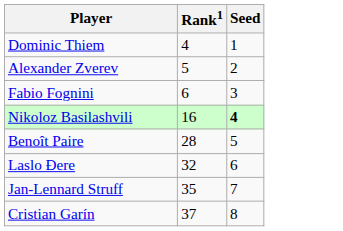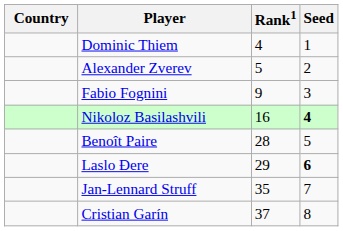+ column: (41, 18)
(185, 92) 6 -> (259, 92) 9
(189, 165) 32 -> (262, 165) 29
(234, 165) normal -> (307, 165) bold
